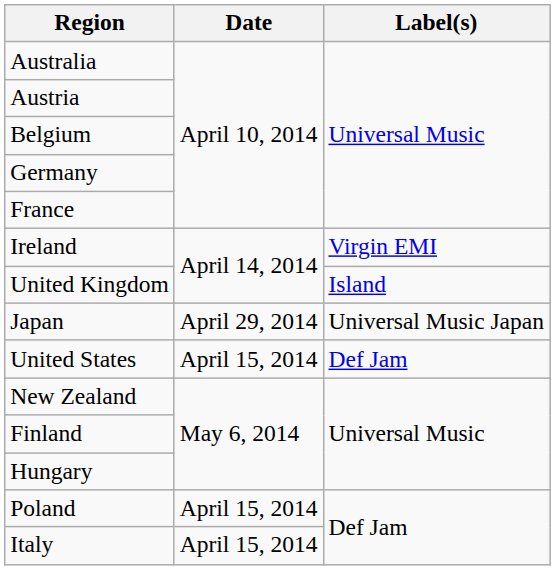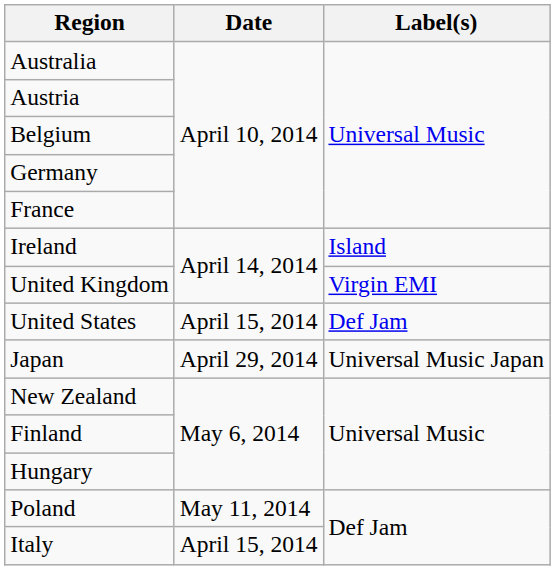(383, 246) Virgin EMI -> (357, 246) Island
(357, 284) Island -> (383, 284) Virgin EMI
rows swapped: (73, 358) <-> (37, 321)
(249, 508) April 15, 2014 -> (245, 508) May 11, 2014
